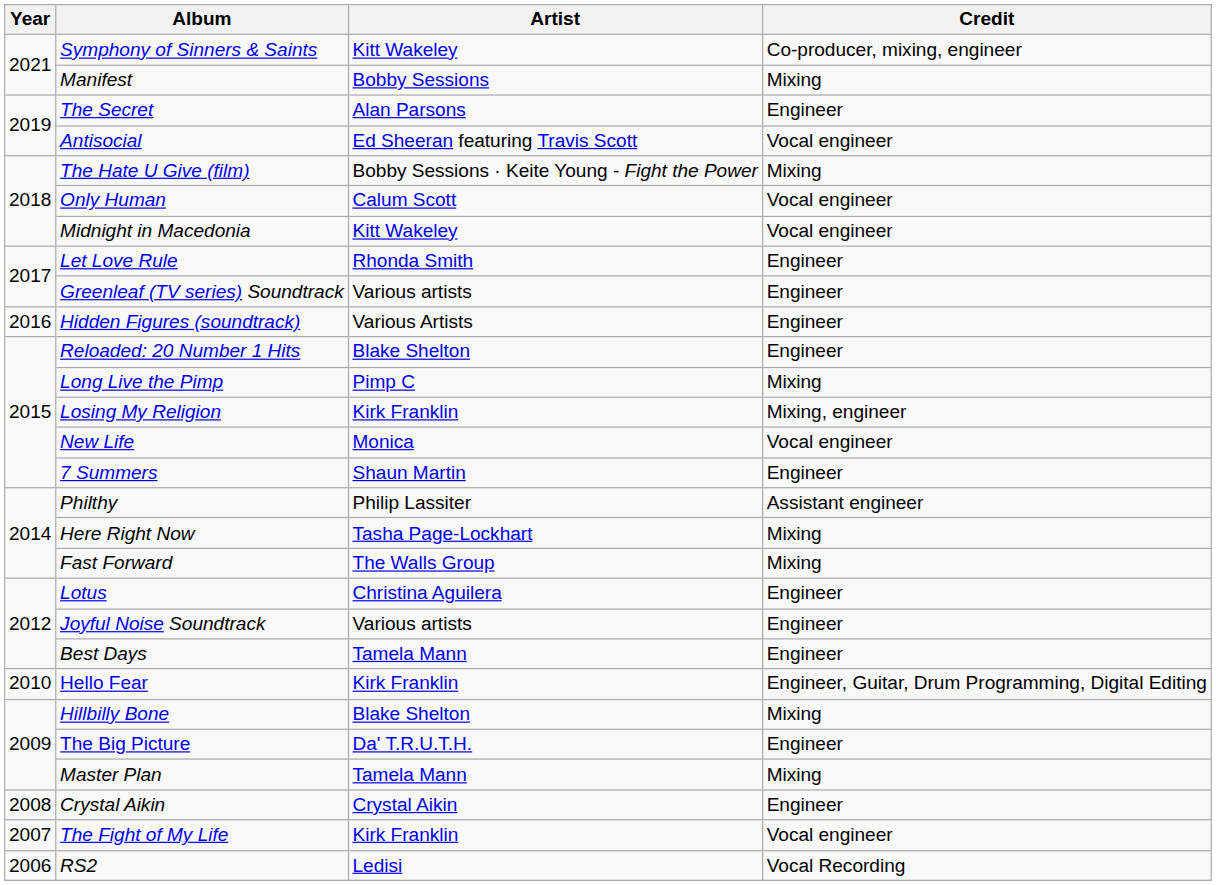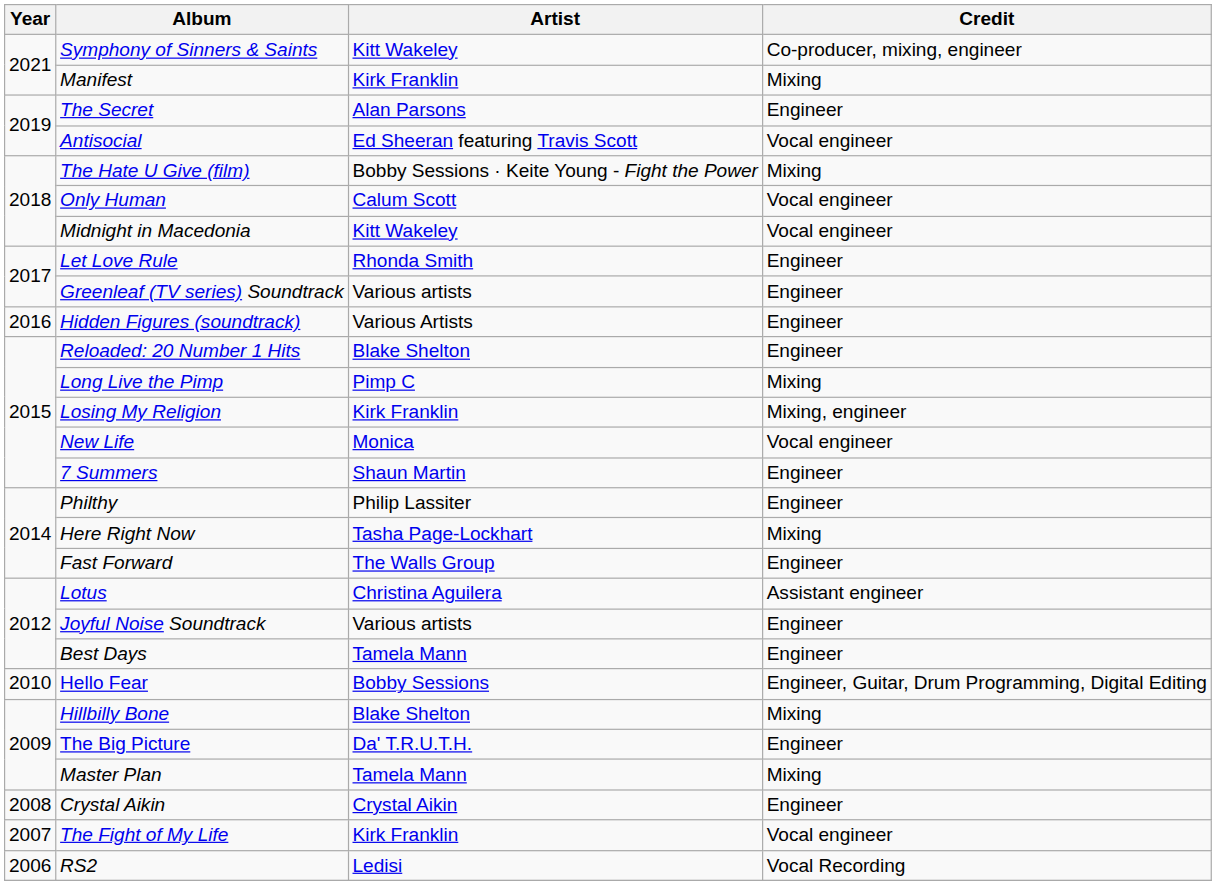(421, 79) Bobby Sessions -> (405, 79) Kirk Franklin
(845, 502) Assistant engineer -> (805, 502) Engineer
(794, 563) Mixing -> (805, 563) Engineer
(805, 593) Engineer -> (845, 593) Assistant engineer
(405, 683) Kirk Franklin -> (421, 683) Bobby Sessions
